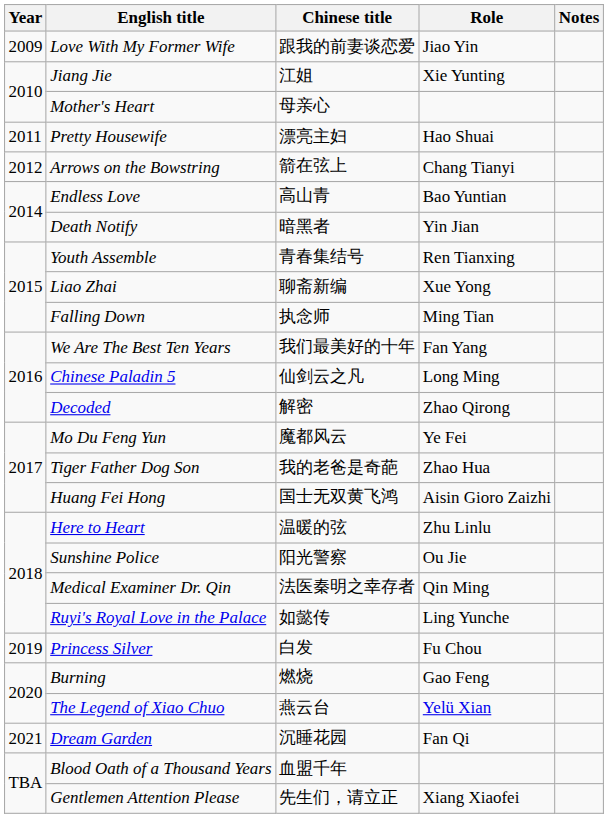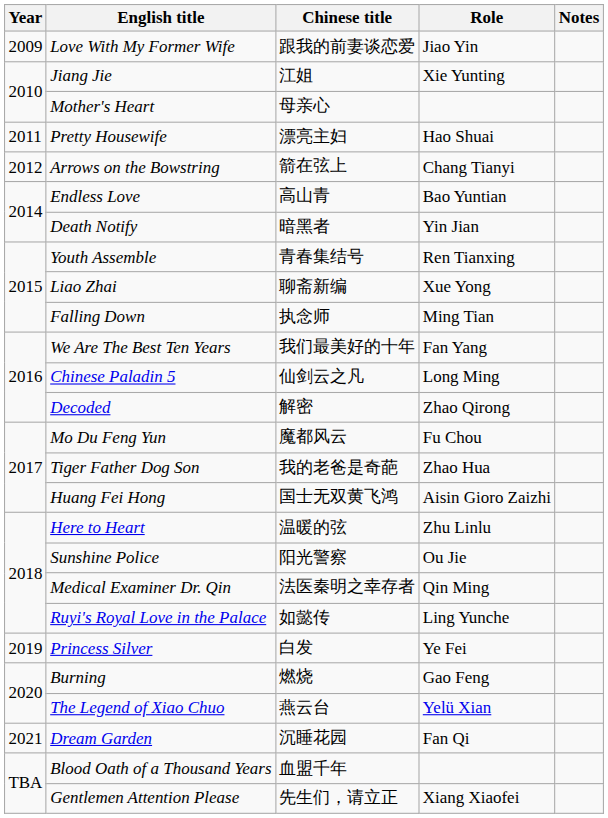(445, 437) Ye Fei -> (452, 437) Fu Chou
(452, 647) Fu Chou -> (445, 647) Ye Fei
